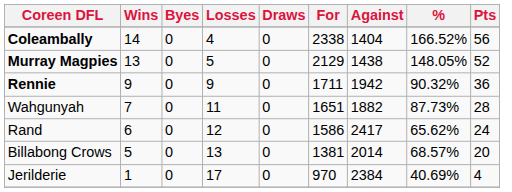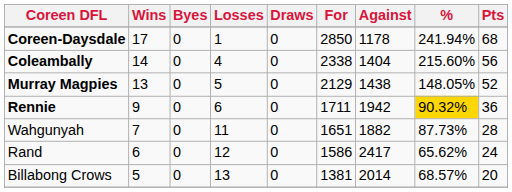+ row: (67, 38)
(439, 38) 166.52% -> (447, 61) 215.60%
(210, 84) 9 -> (218, 107) 6
(435, 84) no background -> (443, 107) gold background
- row: (37, 175)
